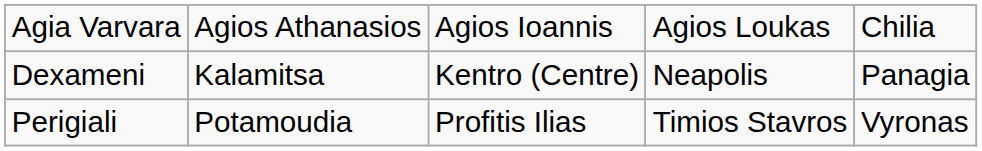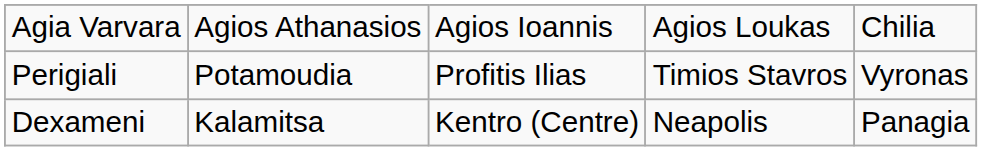rows swapped: (78, 74) <-> (64, 121)
